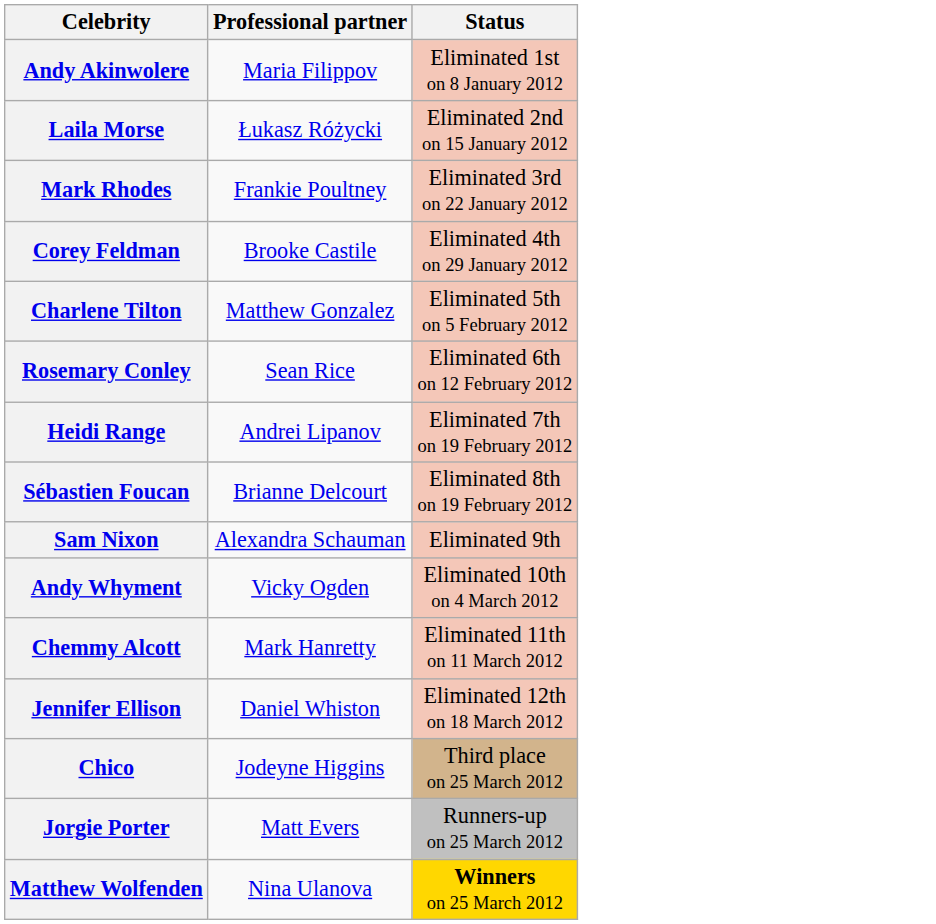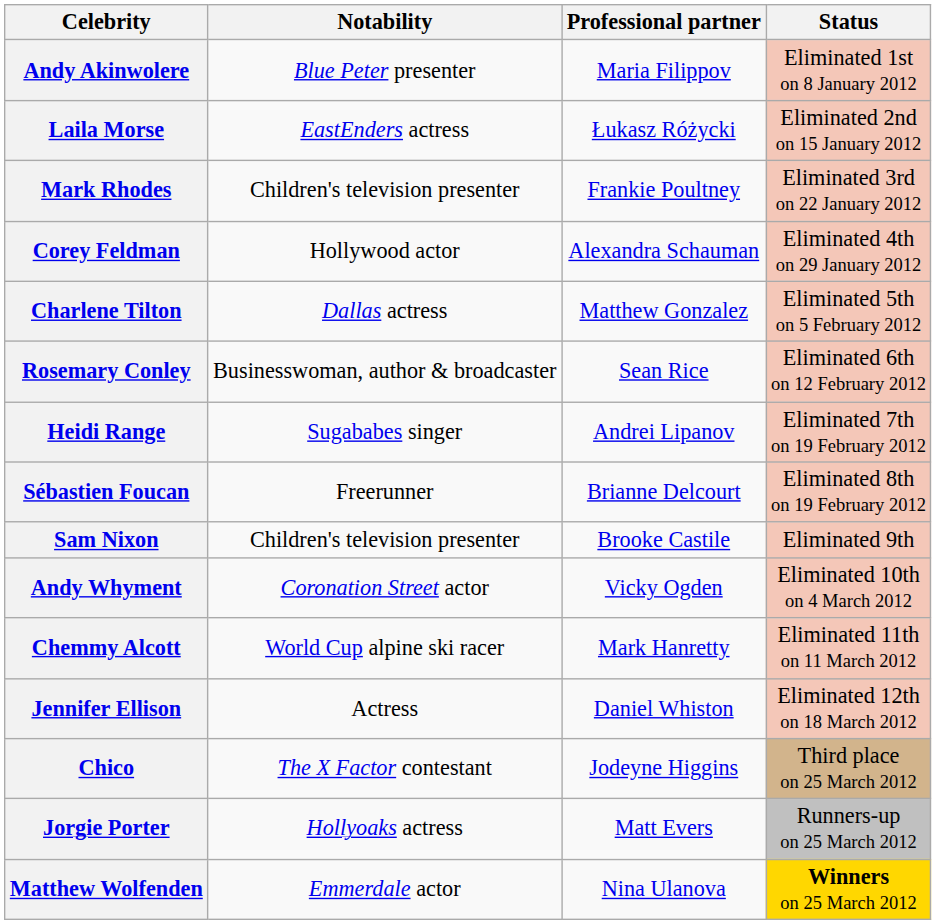+ column: (385, 22)
(310, 250) Brooke Castile -> (664, 250) Alexandra Schauman
(310, 539) Alexandra Schauman -> (664, 539) Brooke Castile
